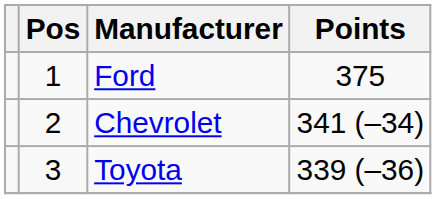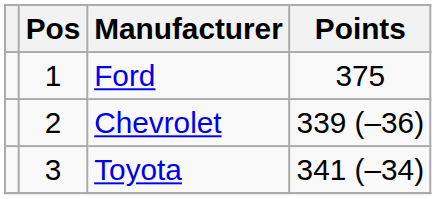(360, 123) 341 (–34) -> (360, 123) 339 (–36)
(360, 170) 339 (–36) -> (360, 170) 341 (–34)
